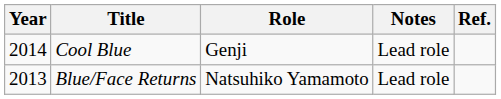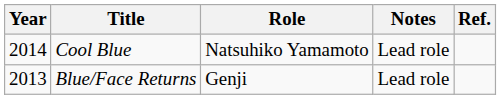(226, 49) Genji -> (287, 49) Natsuhiko Yamamoto
(287, 79) Natsuhiko Yamamoto -> (226, 79) Genji
